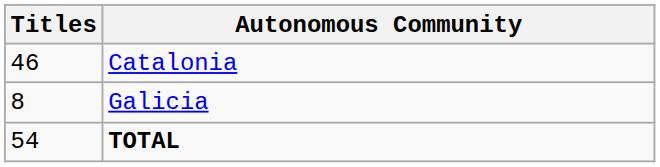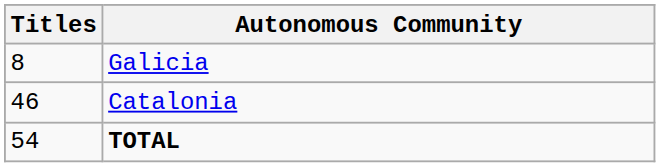rows swapped: (173, 63) <-> (158, 102)
